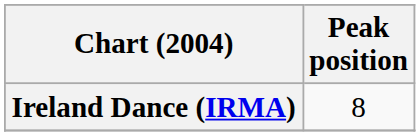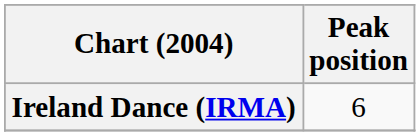(359, 106) 8 -> (359, 106) 6
